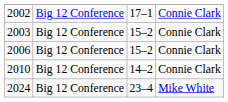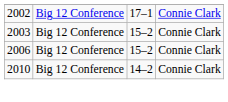- row: (19, 87)
